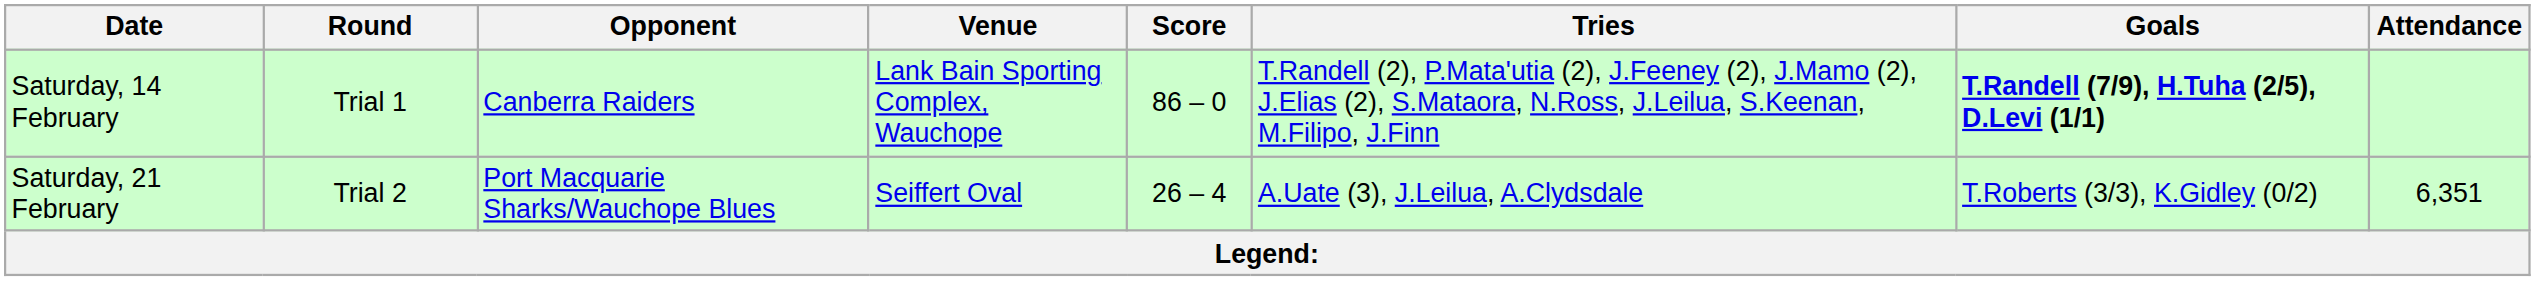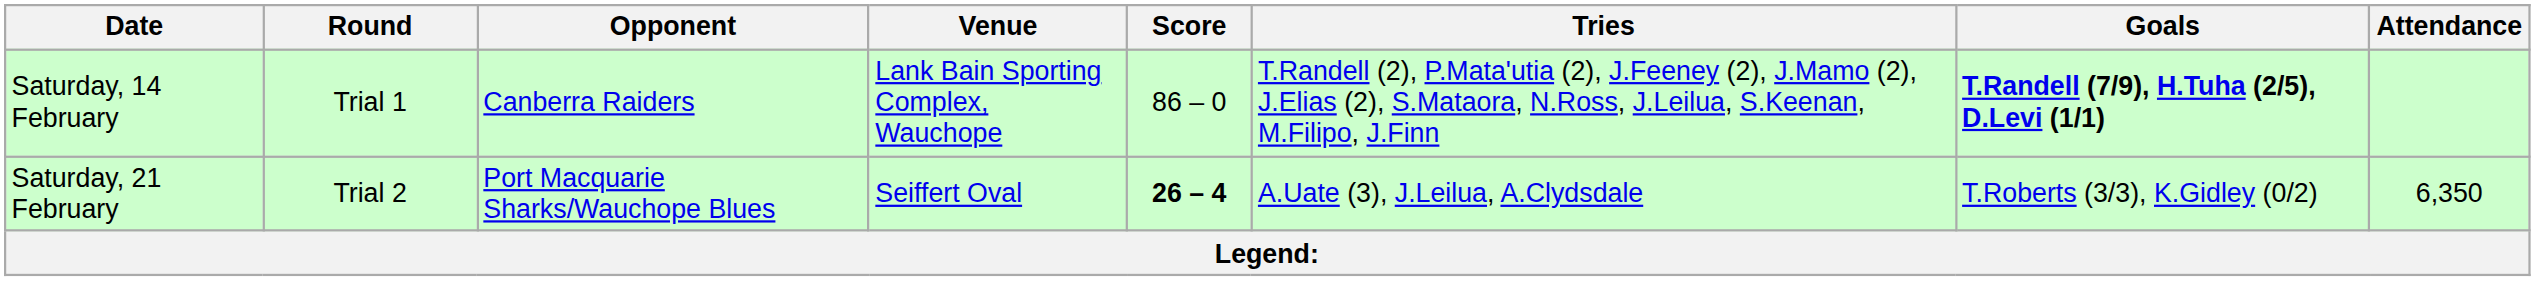(1189, 193) normal -> (1189, 193) bold
(2449, 193) 6,351 -> (2449, 193) 6,350
